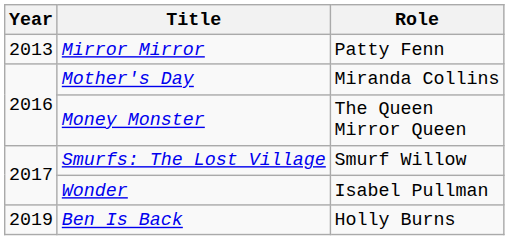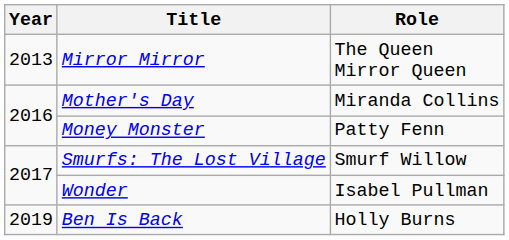(390, 50) Patty Fenn -> (401, 60) The Queen Mirror Queen
(401, 120) The Queen Mirror Queen -> (390, 130) Patty Fenn
